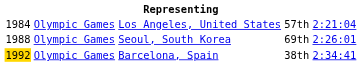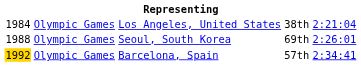(297, 25) 57th -> (297, 25) 38th
(297, 55) 38th -> (297, 55) 57th
